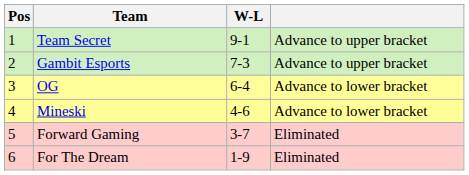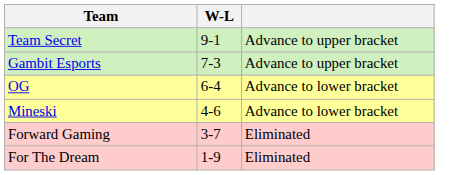- column: (19, 16)
